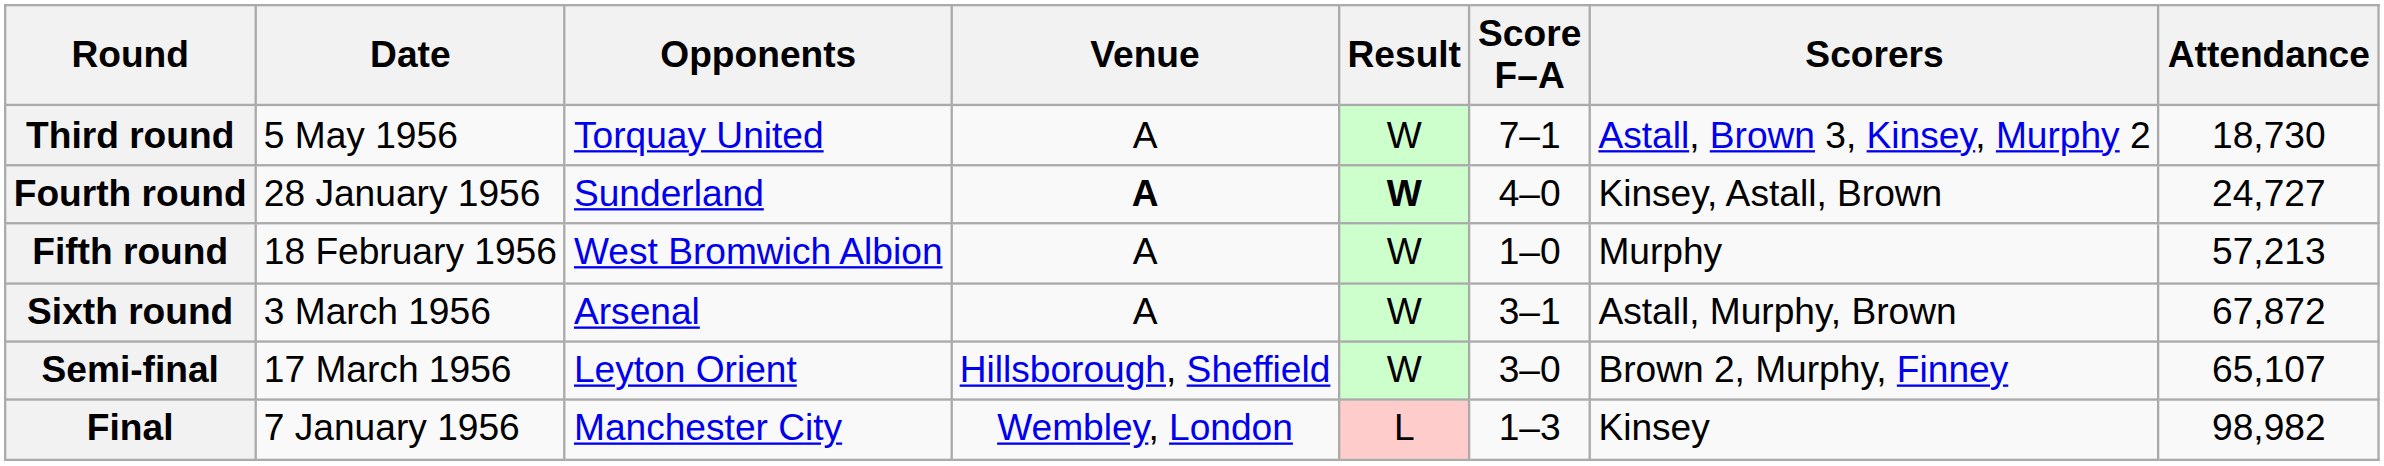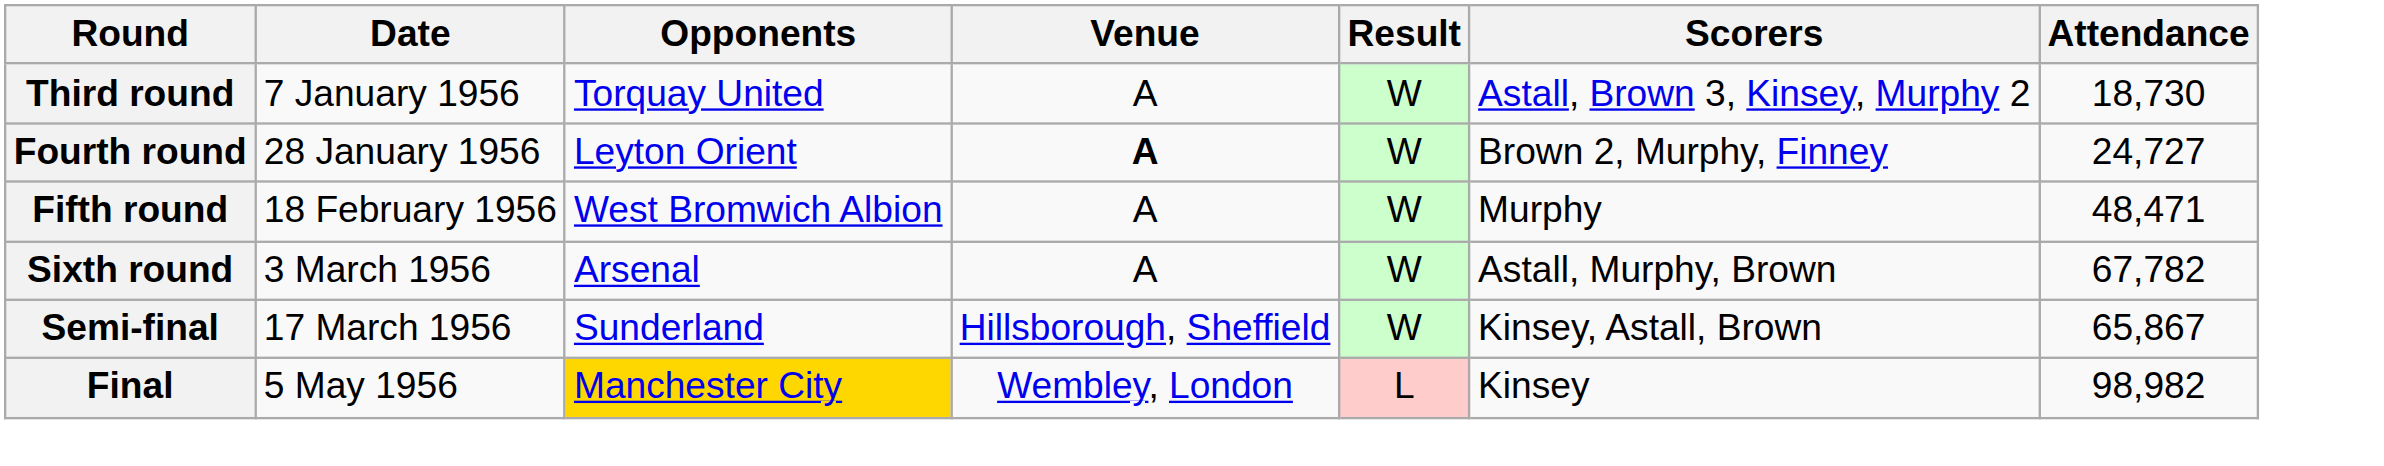- column: (1530, 54)
(361, 134) 5 May 1956 -> (392, 92) 7 January 1956
(669, 193) Sunderland -> (685, 151) Leyton Orient
(1404, 193) bold -> (1404, 151) normal
(1770, 193) Kinsey, Astall, Brown -> (1683, 151) Brown 2, Murphy, Finney
(2269, 252) 57,213 -> (2149, 210) 48,471
(2269, 311) 67,872 -> (2149, 269) 67,782
(685, 370) Leyton Orient -> (669, 328) Sunderland
(1803, 370) Brown 2, Murphy, Finney -> (1650, 328) Kinsey, Astall, Brown
(2269, 370) 65,107 -> (2149, 328) 65,867
(392, 428) 7 January 1956 -> (361, 387) 5 May 1956
(708, 428) no background -> (708, 387) gold background
